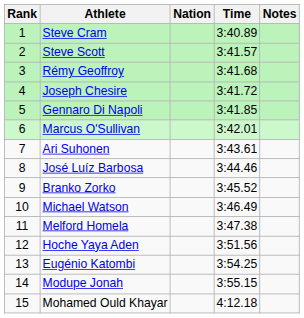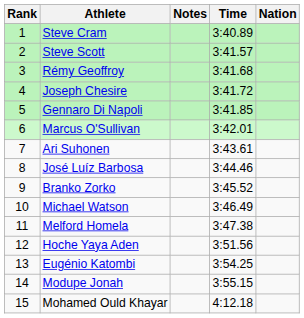columns swapped: (192, 14) <-> (280, 14)
